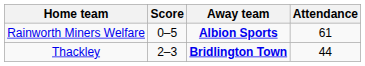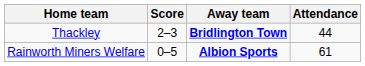rows swapped: (76, 33) <-> (76, 52)
